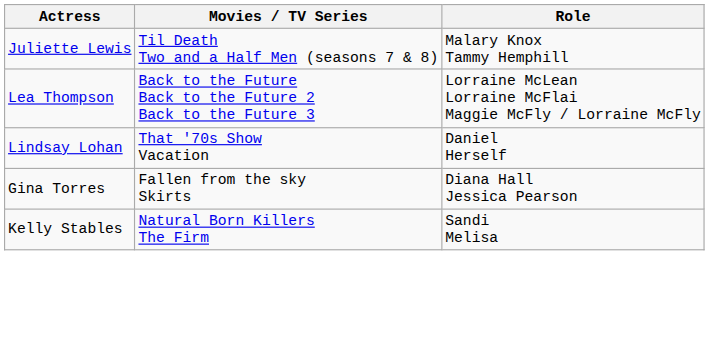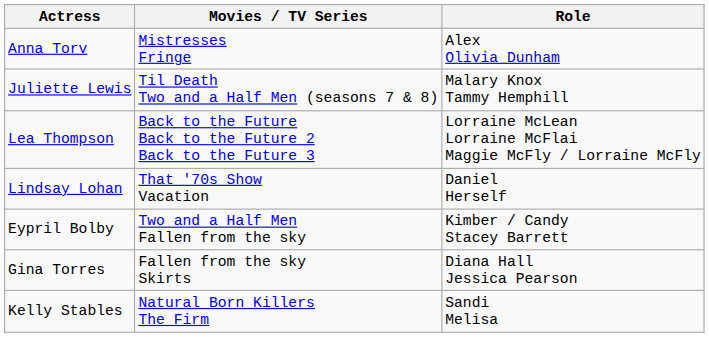+ row: (48, 49)
+ row: (61, 229)
